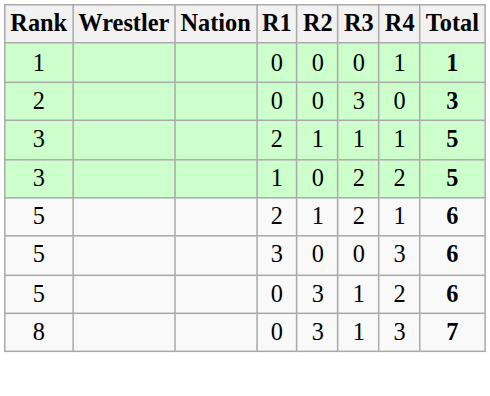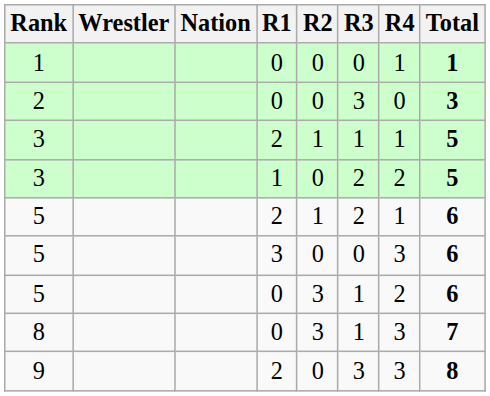+ row: (39, 370)
